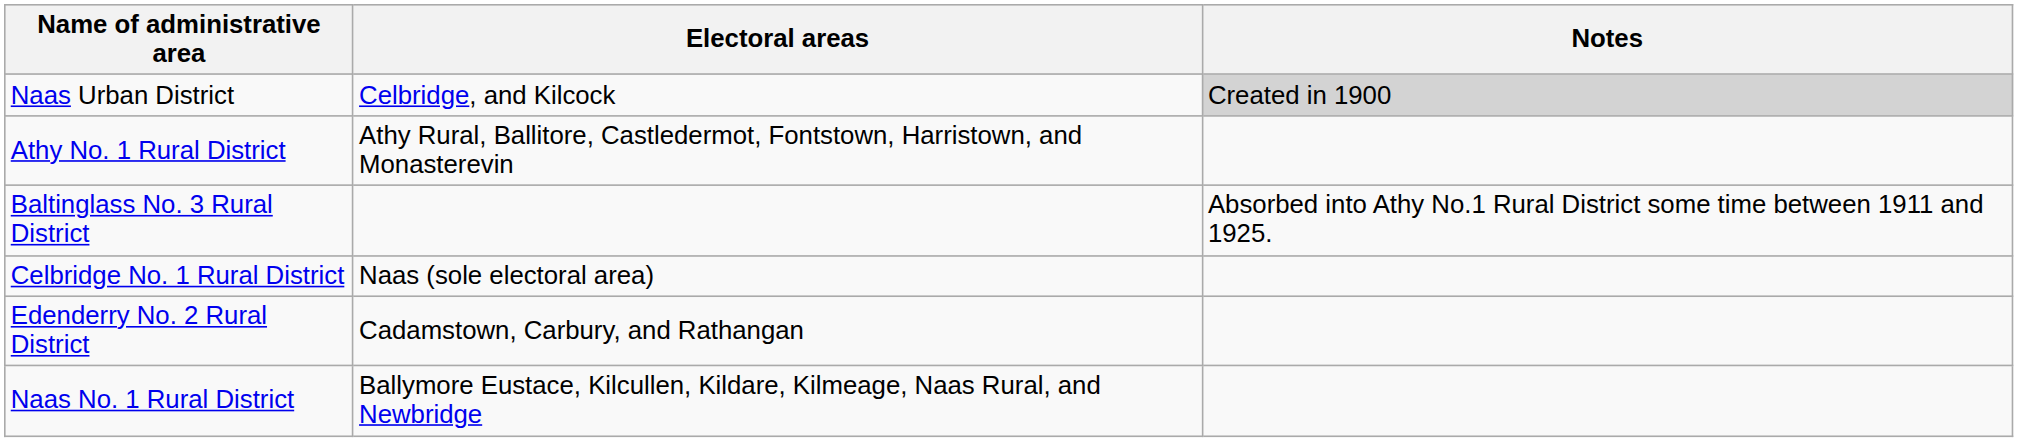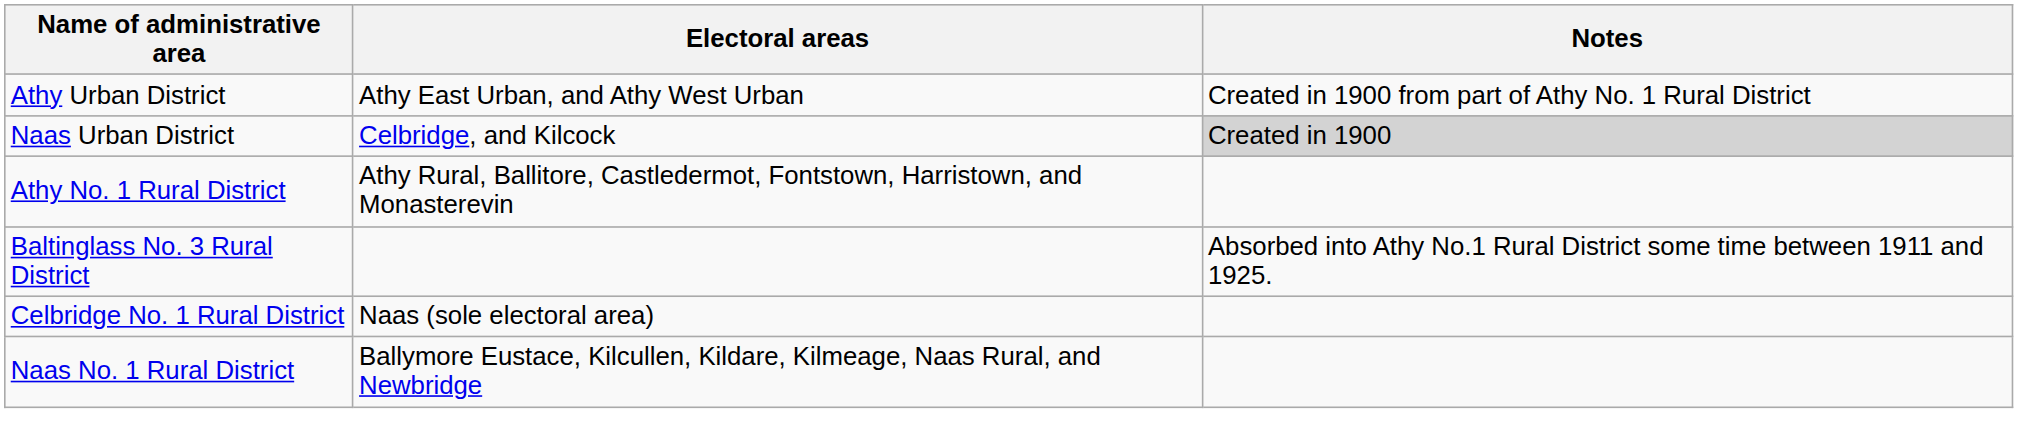+ row: (118, 94)
- row: (139, 330)
